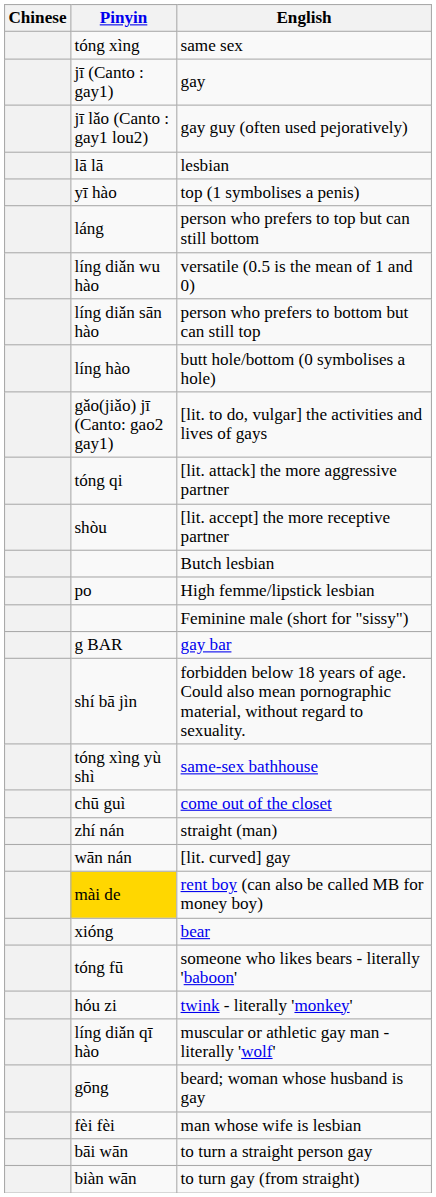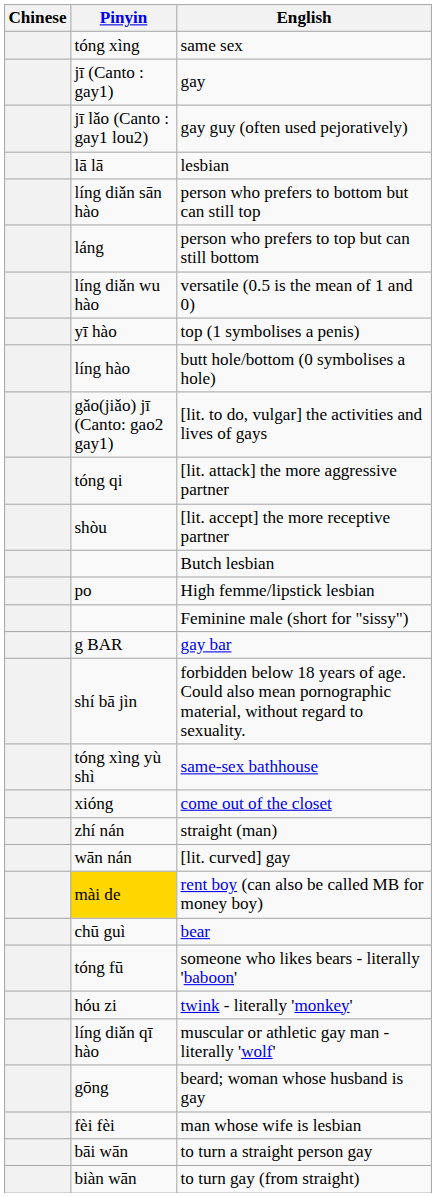rows swapped: (270, 192) <-> (294, 321)
(100, 803) chū guì -> (94, 803) xióng
(94, 931) xióng -> (100, 931) chū guì
